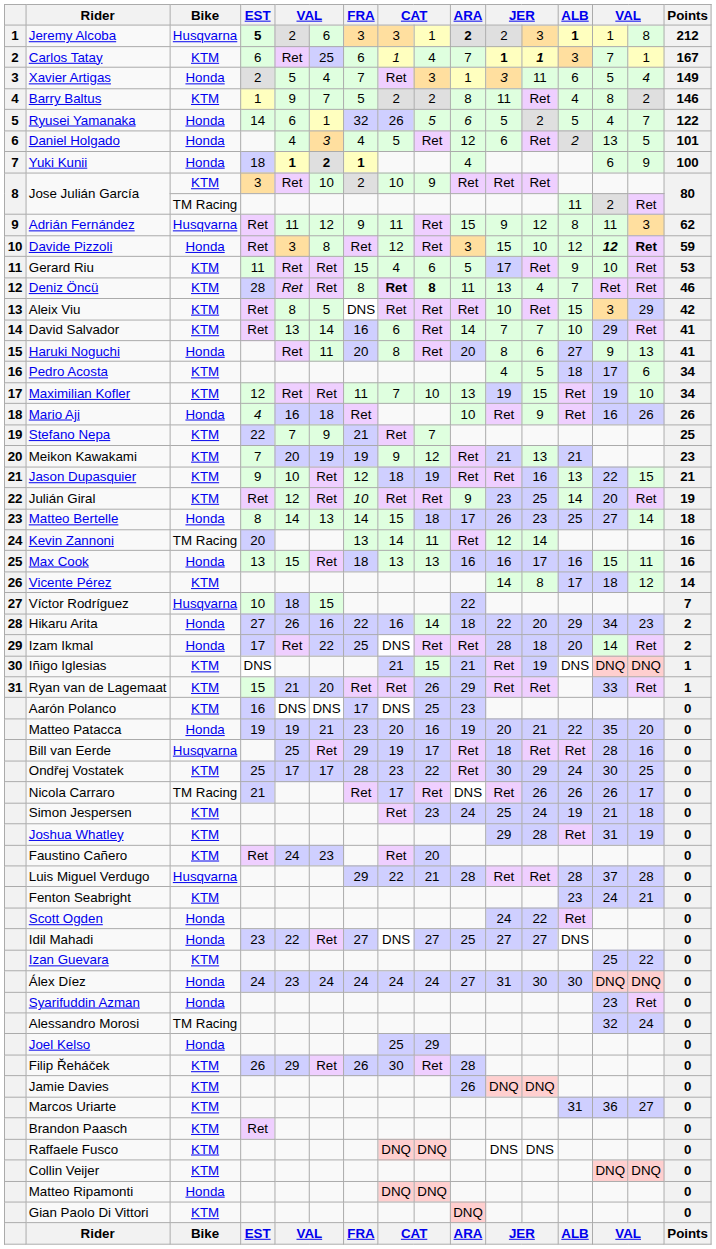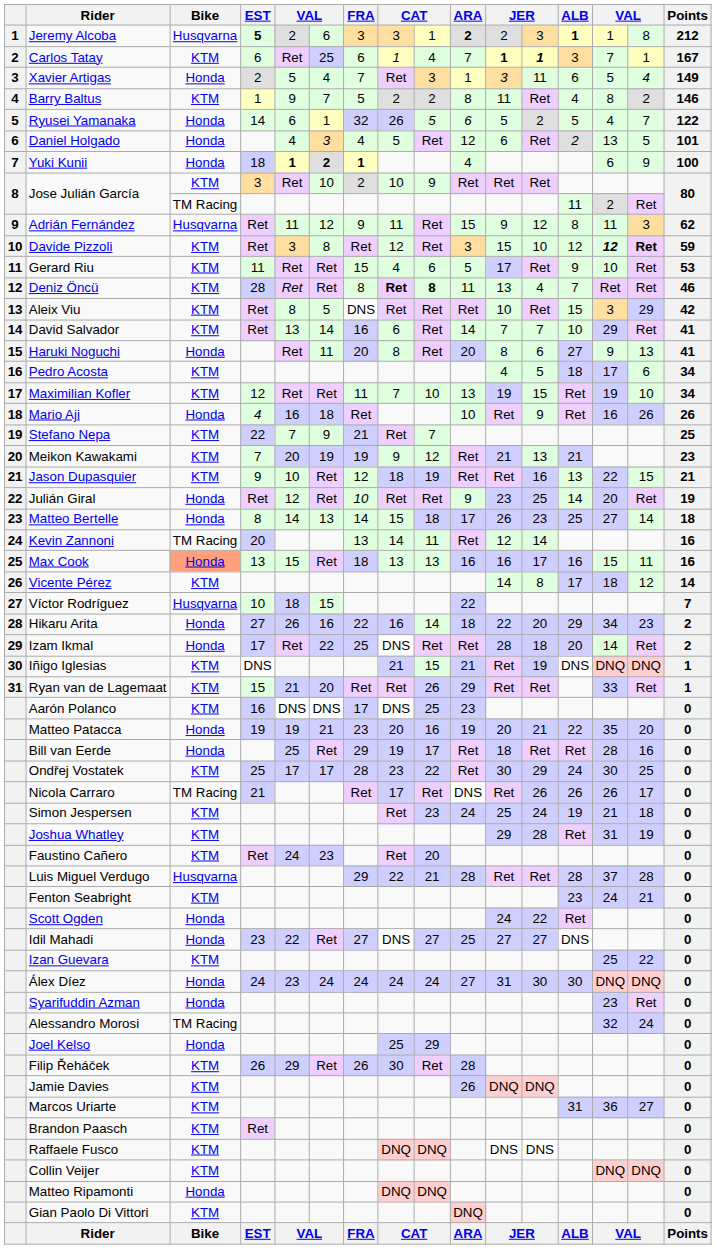(205, 246) Honda -> (205, 246) KTM
(205, 498) KTM -> (205, 498) Honda
(205, 561) no background -> (205, 561) lightsalmon background
(205, 750) Husqvarna -> (205, 750) Honda
